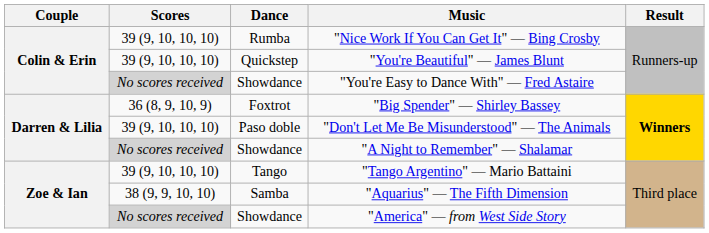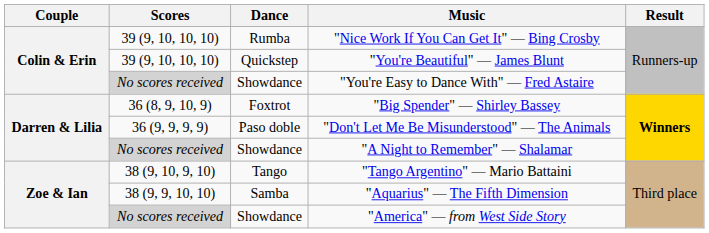(170, 127) 39 (9, 10, 10, 10) -> (170, 127) 36 (9, 9, 9, 9)
(170, 171) 39 (9, 10, 10, 10) -> (170, 171) 38 (9, 10, 9, 10)
